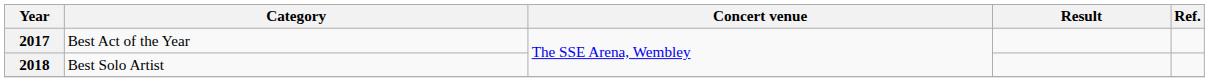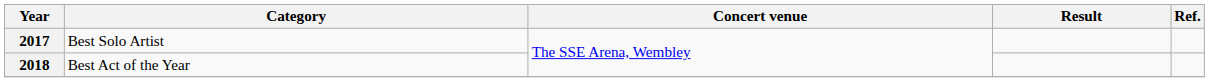(129, 40) Best Act of the Year -> (116, 40) Best Solo Artist
(116, 64) Best Solo Artist -> (129, 64) Best Act of the Year
